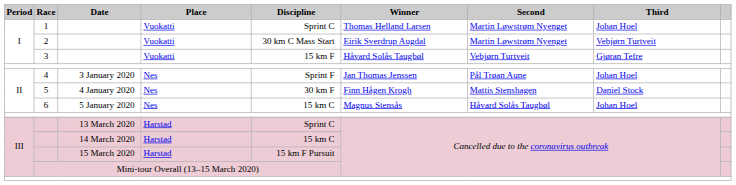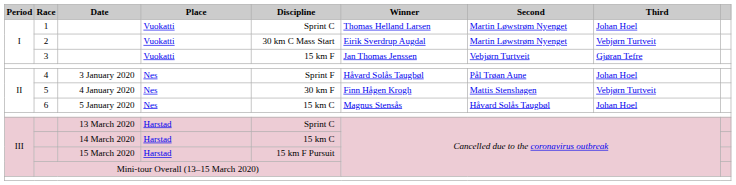(384, 56) Håvard Solås Taugbøl -> (380, 56) Jan Thomas Jenssen
(380, 75) Jan Thomas Jenssen -> (384, 75) Håvard Solås Taugbøl
(620, 90) Daniel Stock -> (626, 90) Vebjørn Turtveit
